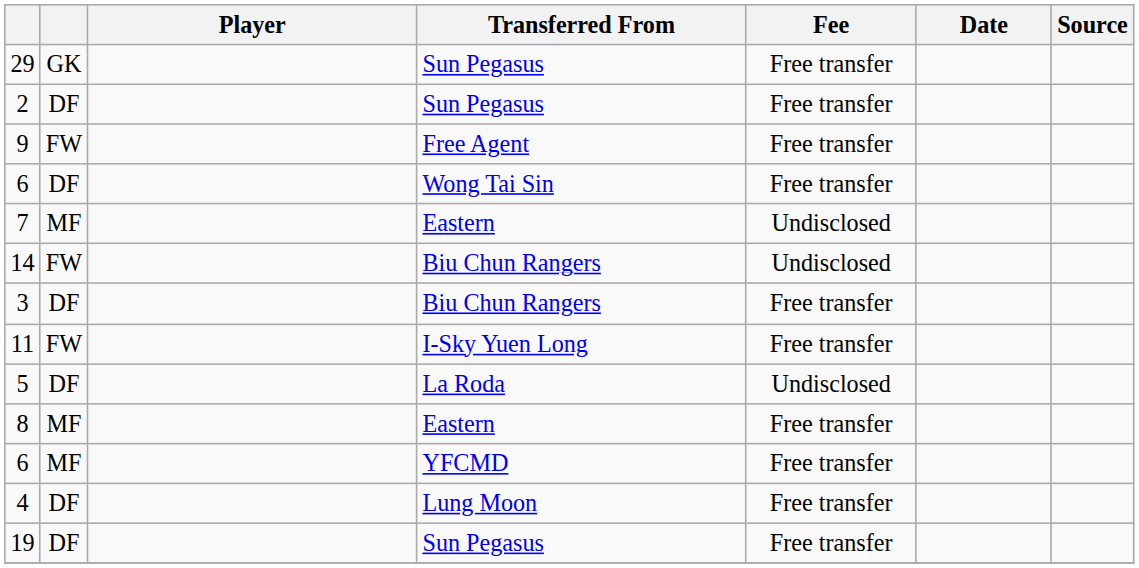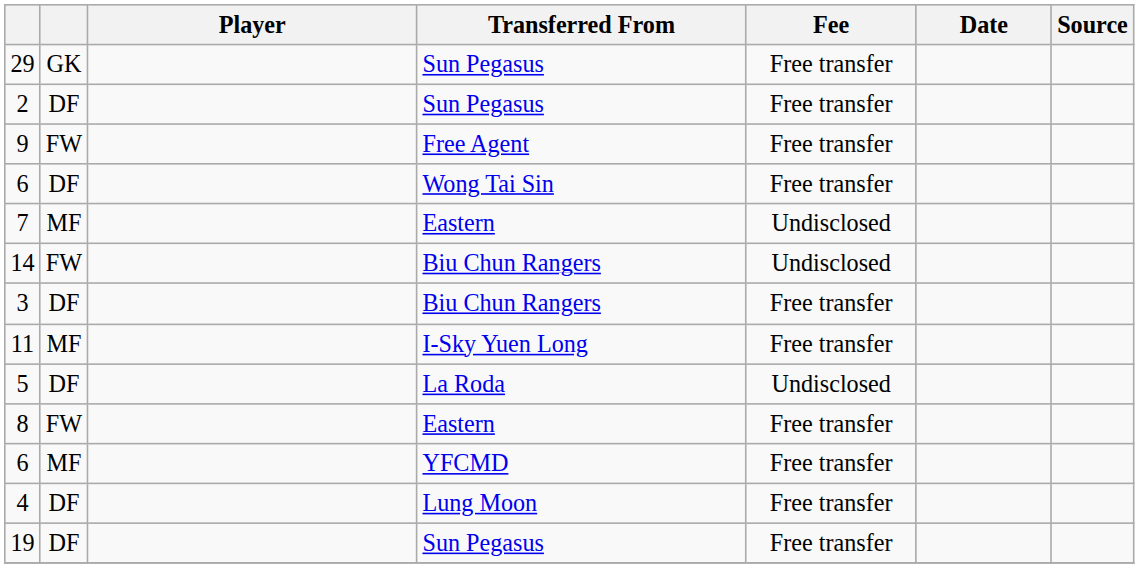(64, 343) FW -> (64, 343) MF
(64, 423) MF -> (64, 423) FW
